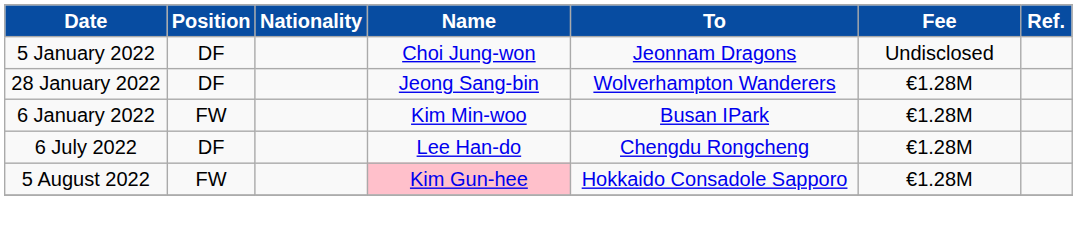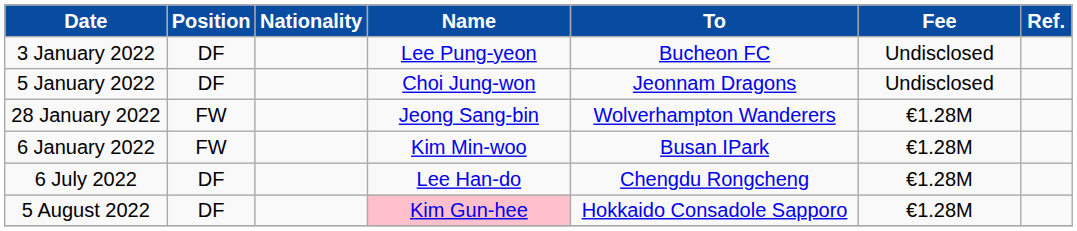+ row: (86, 53)
(211, 84) DF -> (211, 116) FW
(211, 179) FW -> (211, 211) DF
